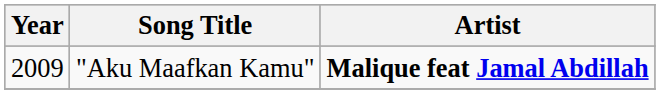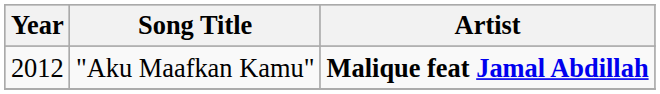(37, 67) 2009 -> (37, 67) 2012
